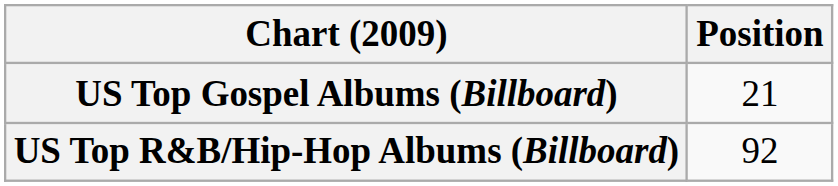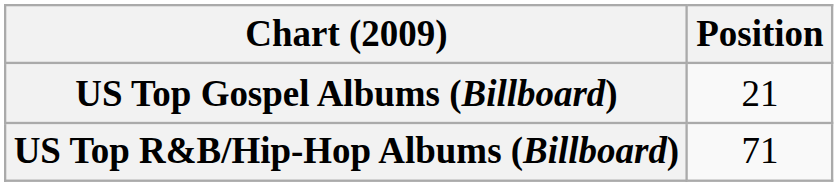(760, 151) 92 -> (760, 151) 71
